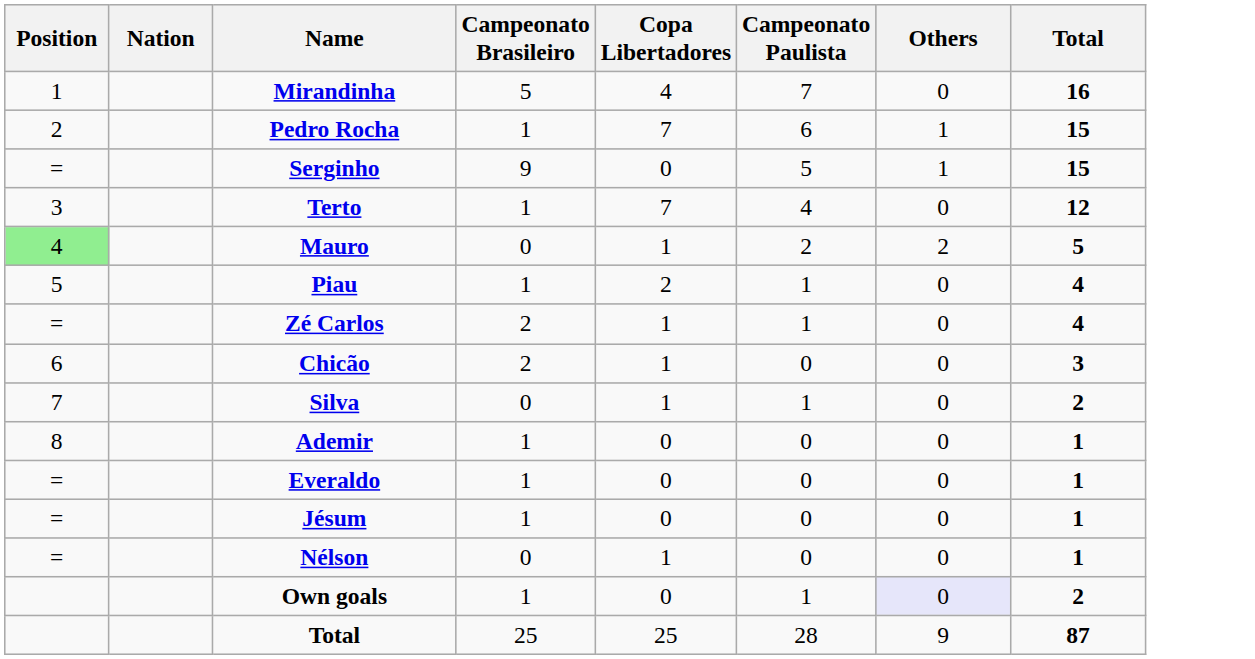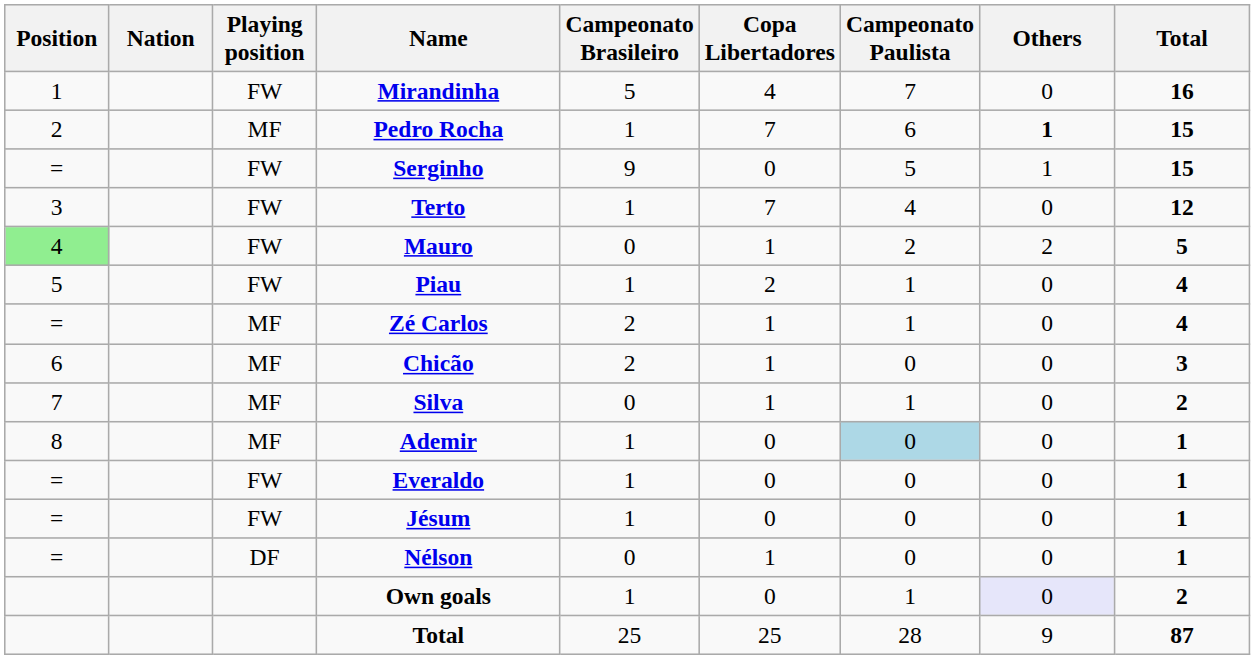+ column: (265, 38)
(943, 129) normal -> (1047, 129) bold
(806, 440) no background -> (910, 440) lightblue background
